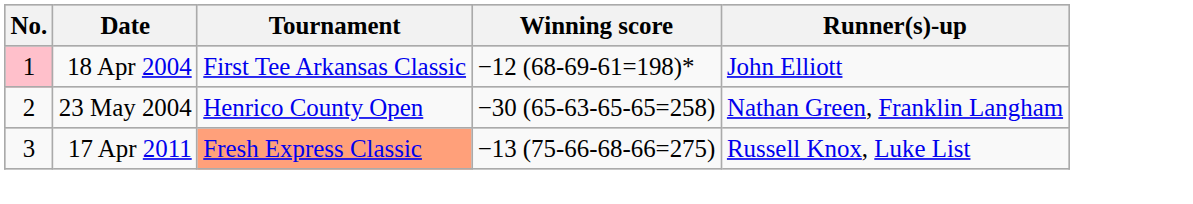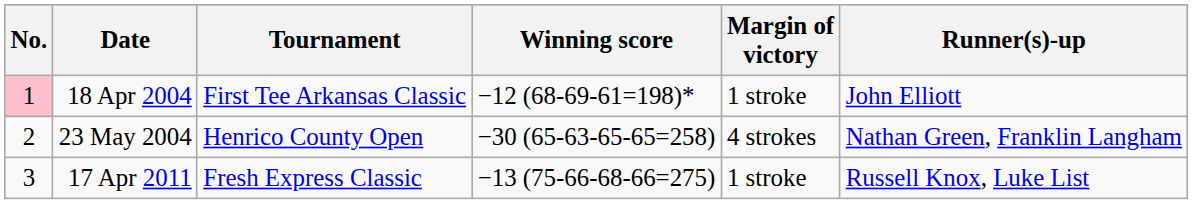+ column: (781, 39)
(313, 148) lightsalmon background -> (313, 178) no background
